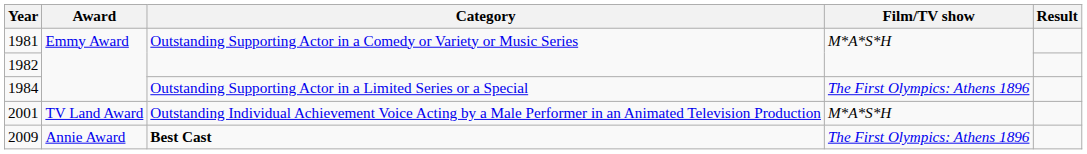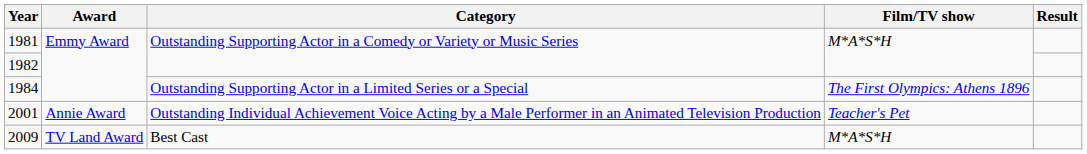(94, 112) TV Land Award -> (85, 112) Annie Award
(860, 112) M*A*S*H -> (869, 112) Teacher's Pet
(85, 137) Annie Award -> (94, 137) TV Land Award
(181, 137) bold -> (179, 137) normal
(929, 137) The First Olympics: Athens 1896 -> (860, 137) M*A*S*H
